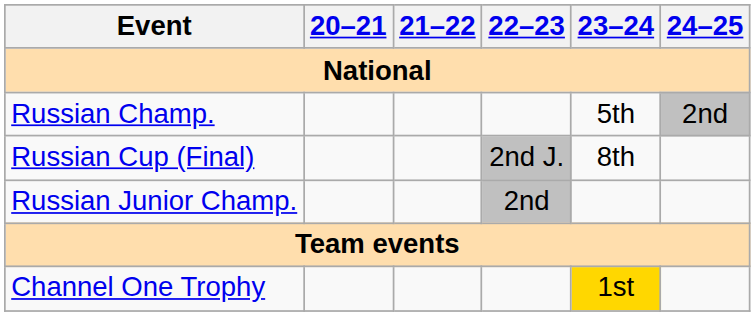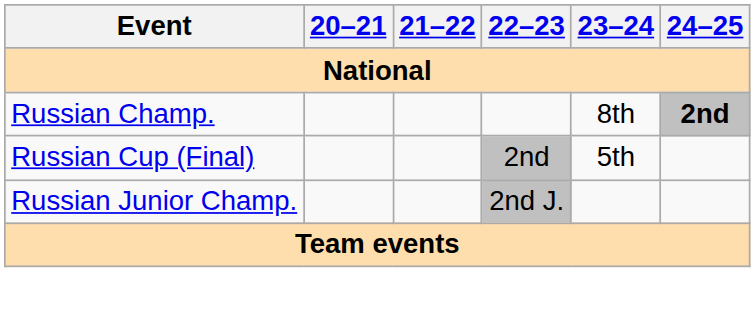(616, 113) 5th -> (616, 113) 8th
(705, 113) normal -> (705, 113) bold
(527, 157) 2nd J. -> (527, 157) 2nd
(616, 157) 8th -> (616, 157) 5th
(527, 200) 2nd -> (527, 200) 2nd J.
- row: (138, 288)
